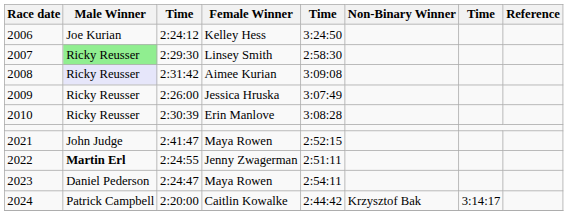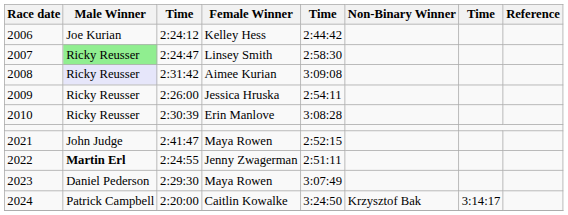(323, 34) 3:24:50 -> (323, 34) 2:44:42
(179, 54) 2:29:30 -> (179, 54) 2:24:47
(323, 94) 3:07:49 -> (322, 94) 2:54:11
(179, 180) 2:24:47 -> (179, 180) 2:29:30
(322, 180) 2:54:11 -> (323, 180) 3:07:49
(323, 200) 2:44:42 -> (323, 200) 3:24:50
